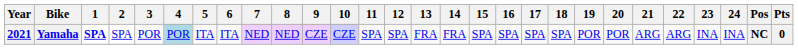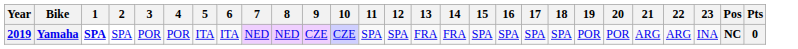- column: (734, 14)
(19, 34) 2021 -> (19, 34) 2019
(178, 34) lightblue background -> (178, 34) no background
